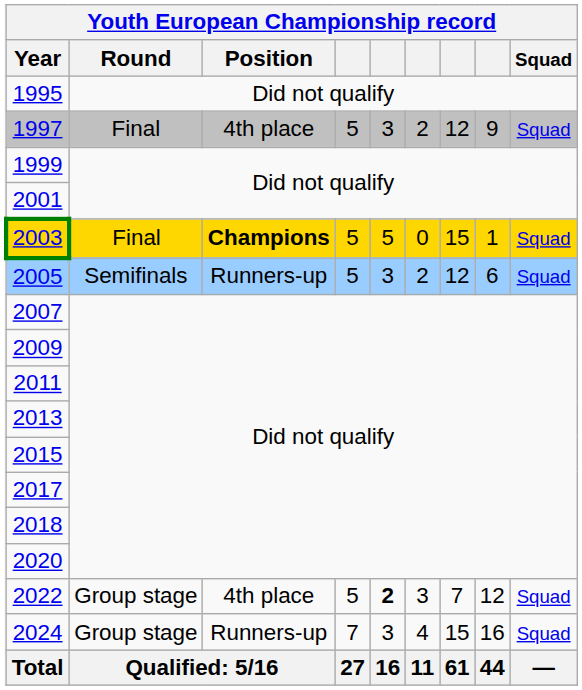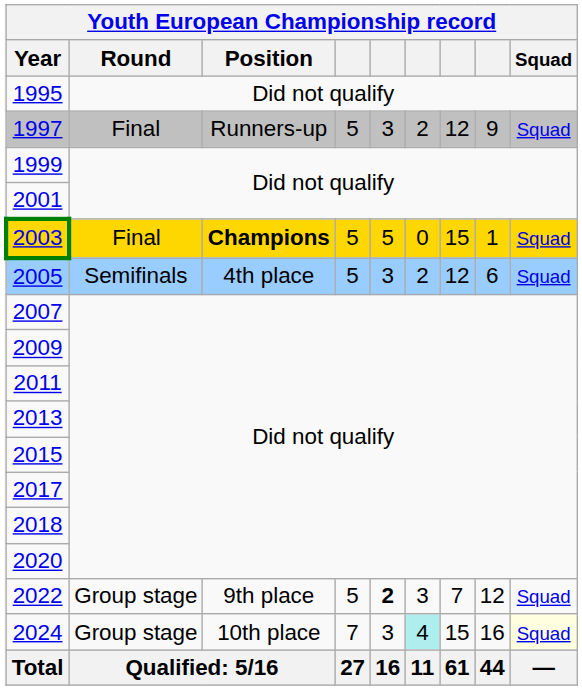(269, 128) 4th place -> (269, 128) Runners-up
(269, 275) Runners-up -> (269, 275) 4th place
(269, 596) 4th place -> (269, 596) 9th place
(269, 631) Runners-up -> (269, 631) 10th place
(422, 631) no background -> (422, 631) paleturquoise background
(544, 633) no background -> (544, 633) lightyellow background
